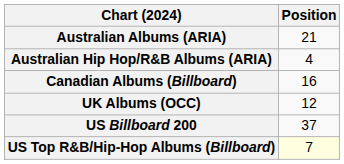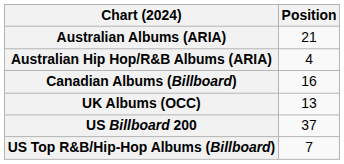(309, 103) 12 -> (309, 103) 13
(309, 147) lightyellow background -> (309, 147) no background
